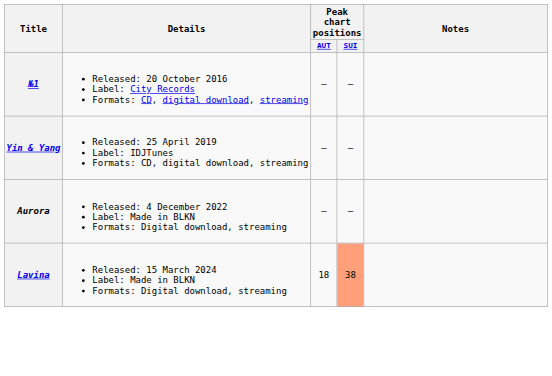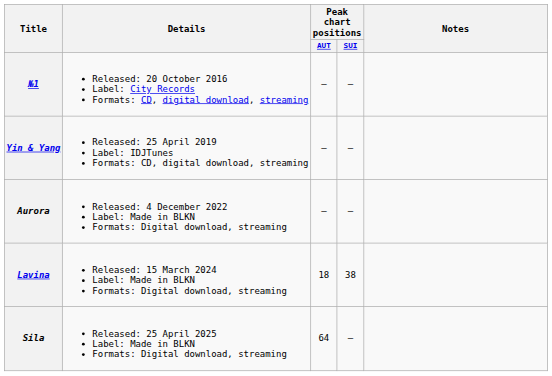(350, 275) lightsalmon background -> (350, 275) no background
+ row: (33, 339)
